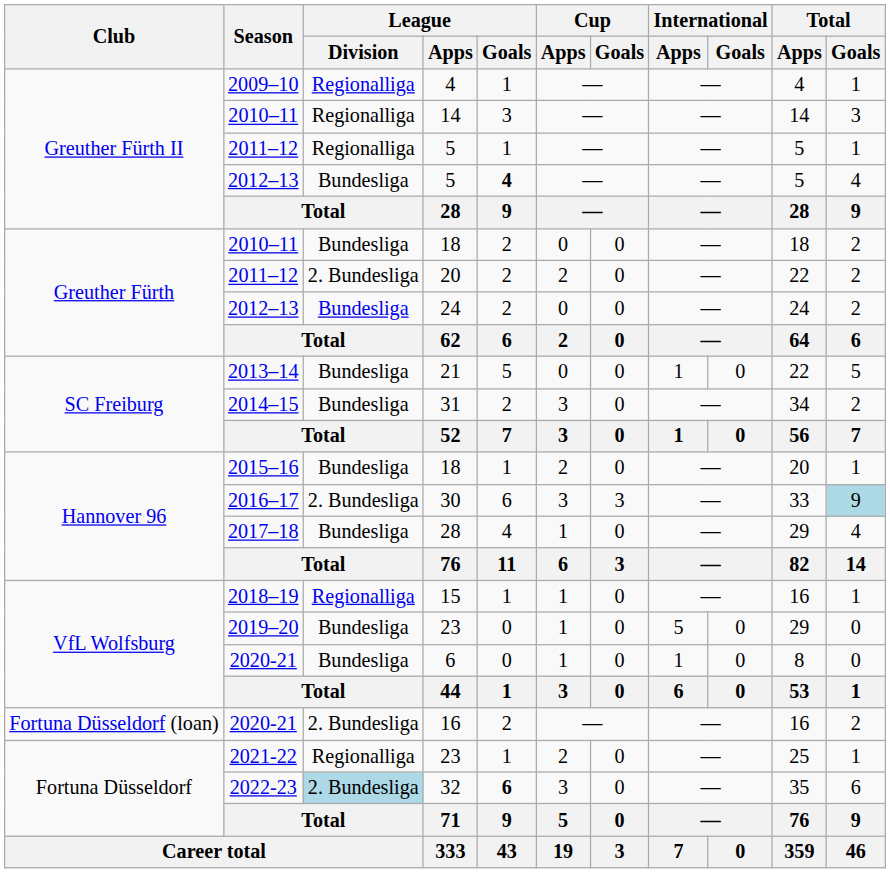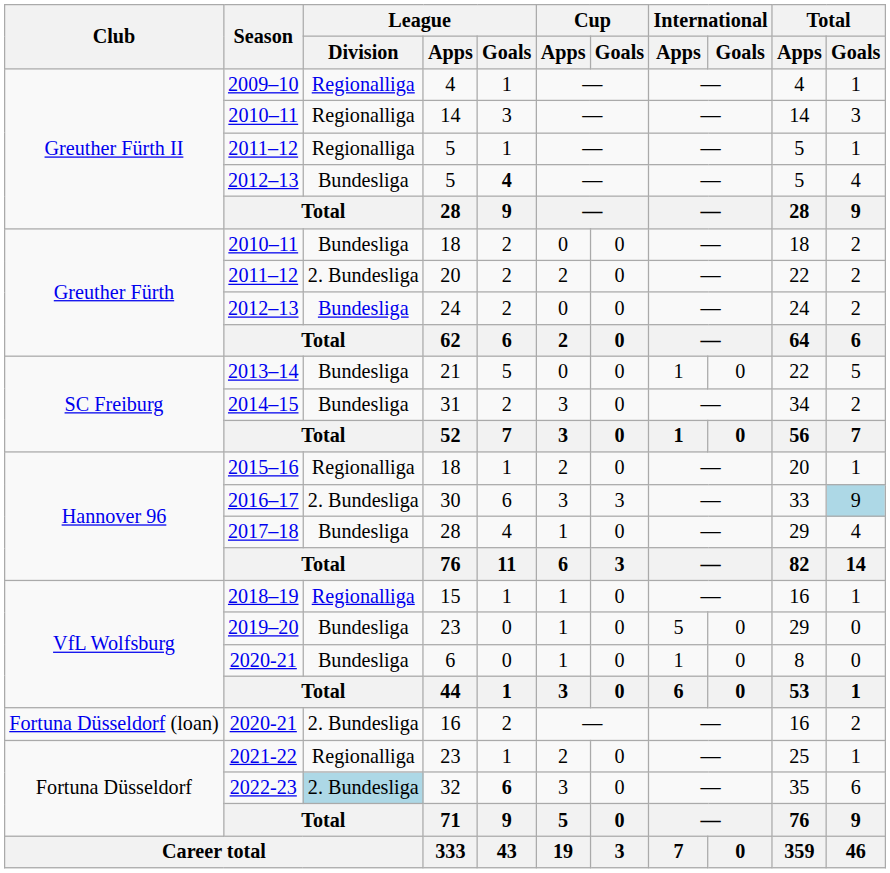(363, 468) Bundesliga -> (363, 468) Regionalliga
